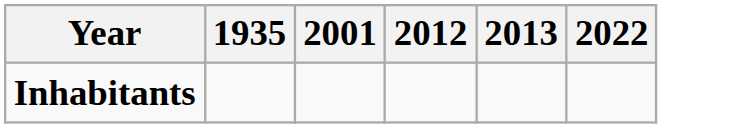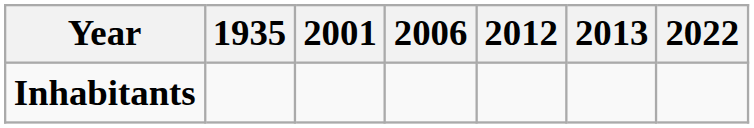+ column: (431, 33)
